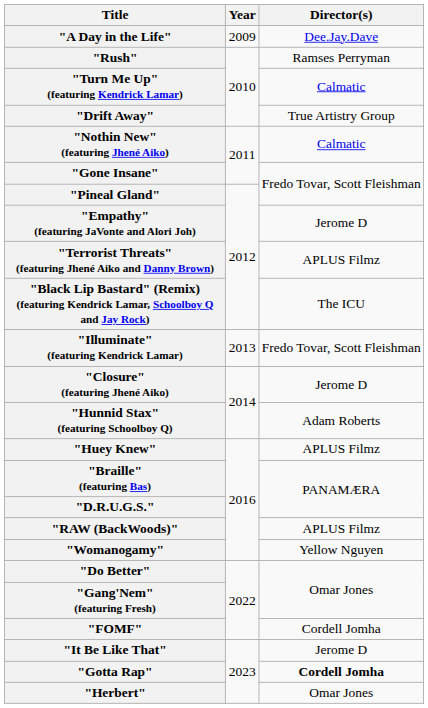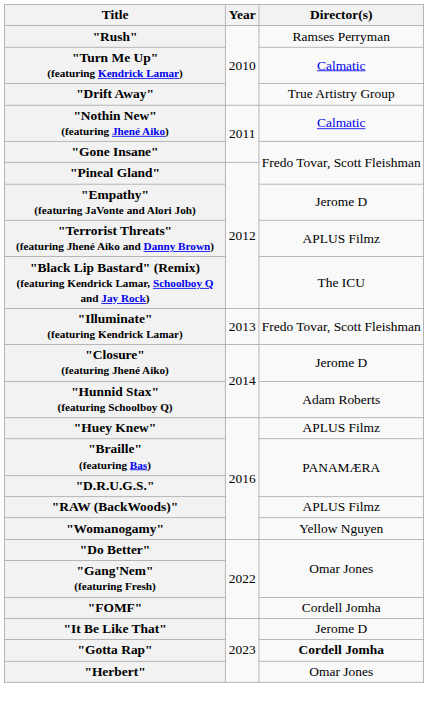- row: (115, 36)
